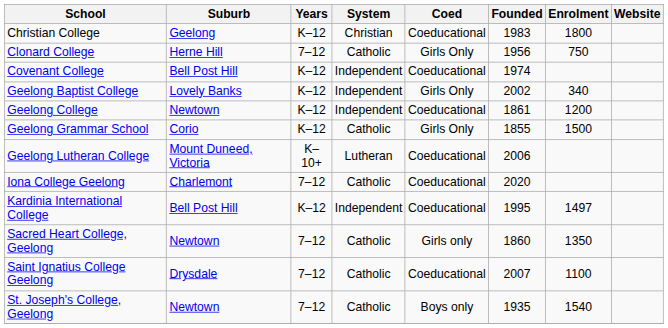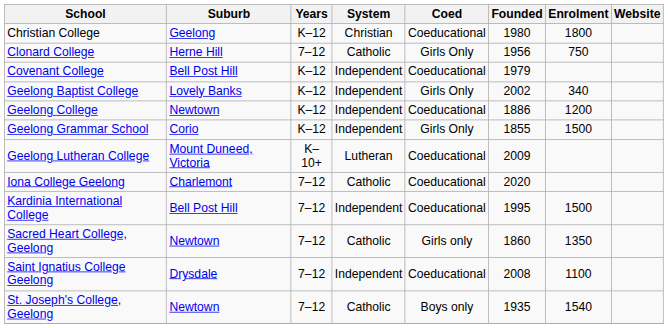(517, 33) 1983 -> (517, 33) 1980
(517, 71) 1974 -> (517, 71) 1979
(517, 110) 1861 -> (517, 110) 1886
(369, 129) Catholic -> (369, 129) Independent
(517, 155) 2006 -> (517, 155) 2009
(312, 208) K–12 -> (312, 208) 7–12
(578, 208) 1497 -> (578, 208) 1500
(369, 274) Catholic -> (369, 274) Independent
(517, 274) 2007 -> (517, 274) 2008
